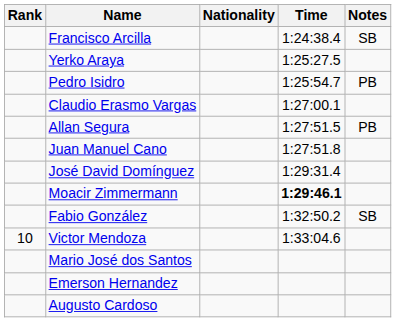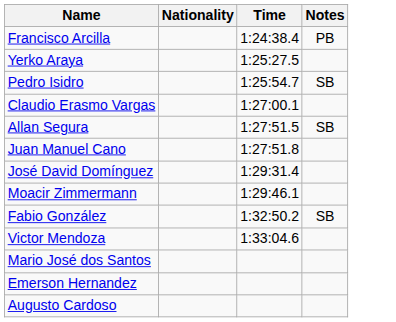- column: (25, 15)
(368, 37) SB -> (325, 37) PB
(368, 82) PB -> (325, 82) SB
(368, 127) PB -> (325, 127) SB
(311, 194) bold -> (270, 194) normal
